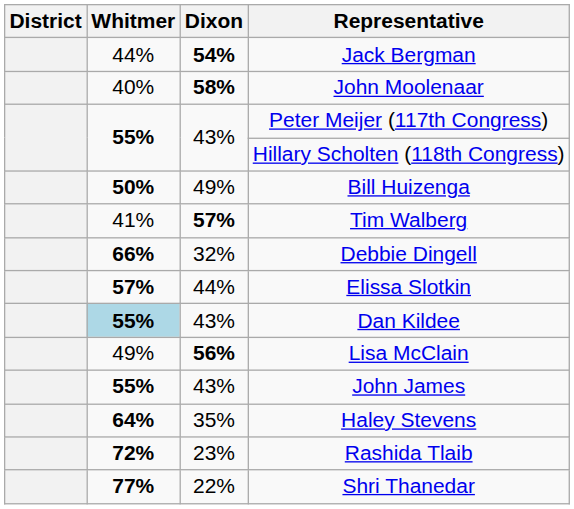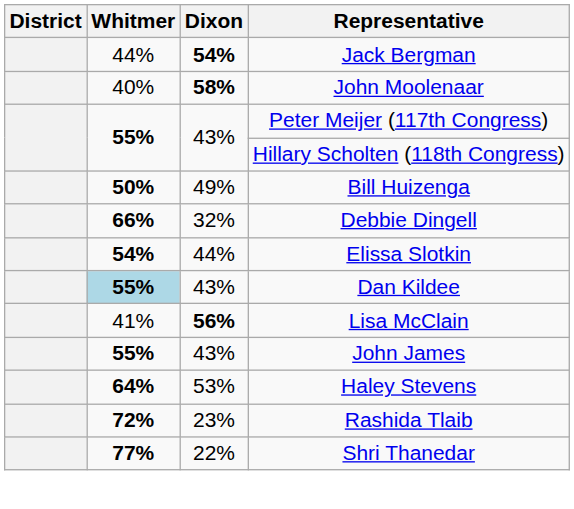- row: (409, 220)
(133, 287) 57% -> (133, 253) 54%
(133, 353) 49% -> (133, 320) 41%
(214, 420) 35% -> (214, 386) 53%
